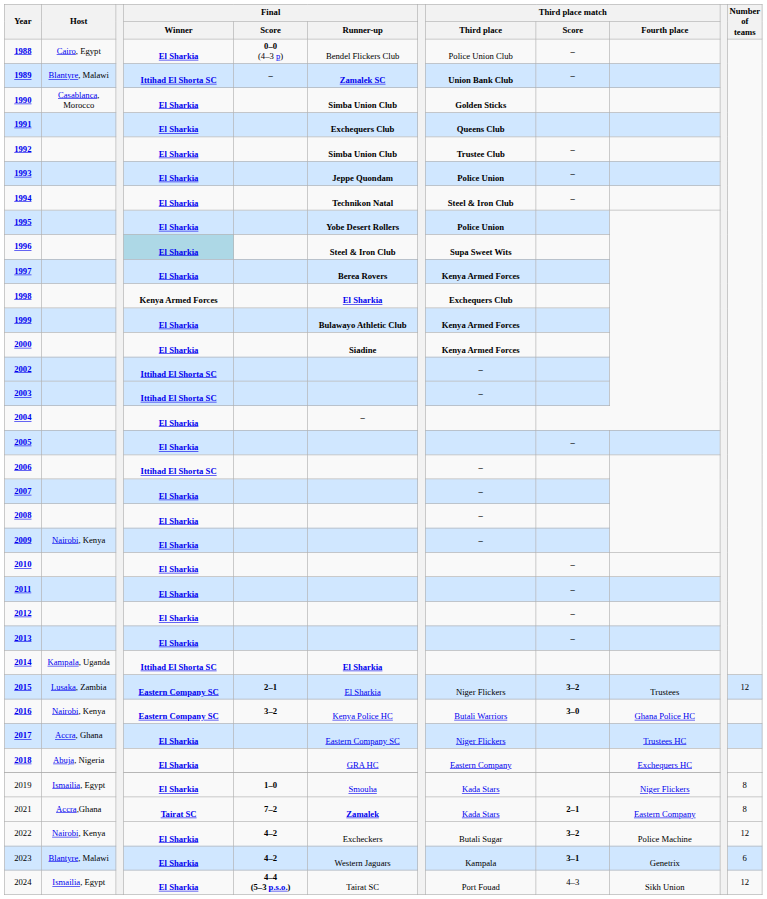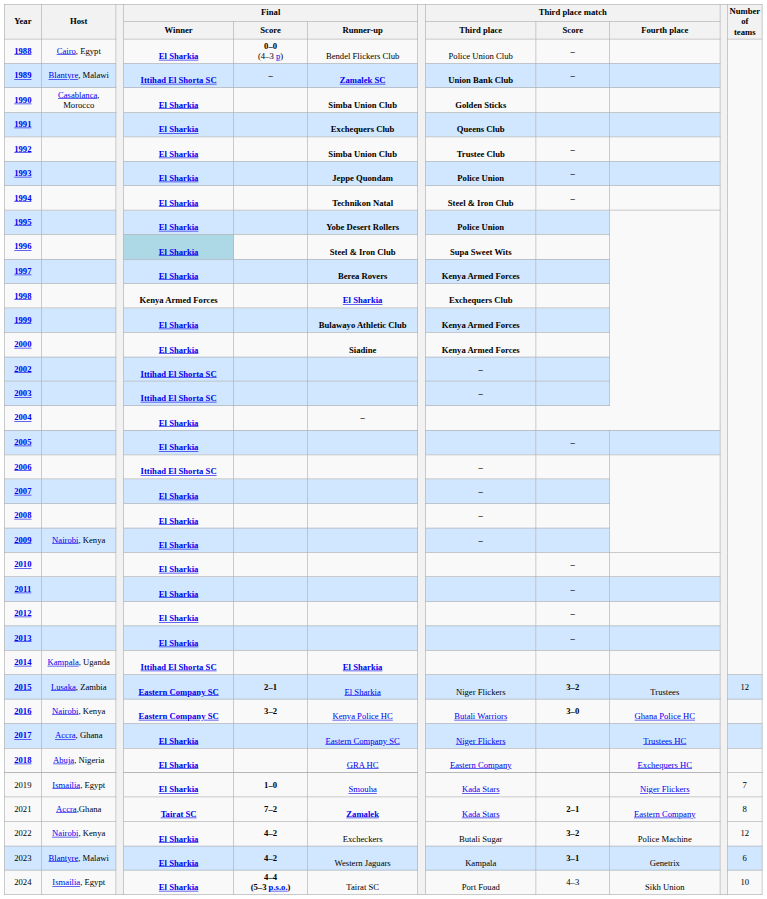(745, 785) 8 -> (745, 785) 7
(745, 883) 12 -> (745, 883) 10
